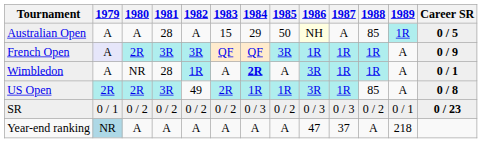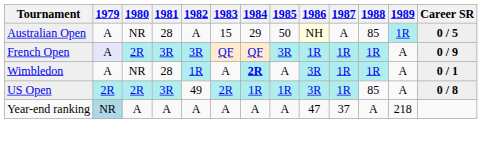(137, 33) A -> (137, 33) NR
- row: (14, 109)
